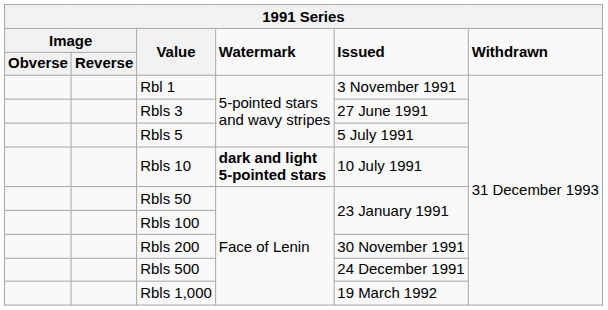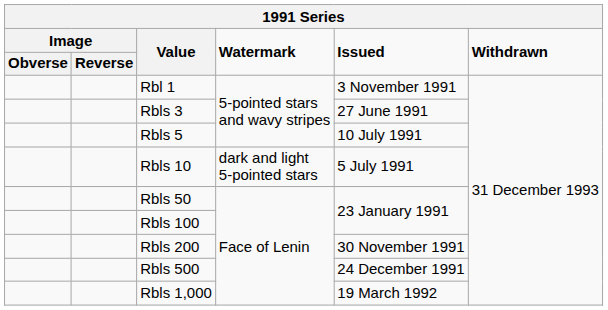(376, 135) 5 July 1991 -> (380, 135) 10 July 1991
(272, 167) bold -> (268, 167) normal
(380, 167) 10 July 1991 -> (376, 167) 5 July 1991
